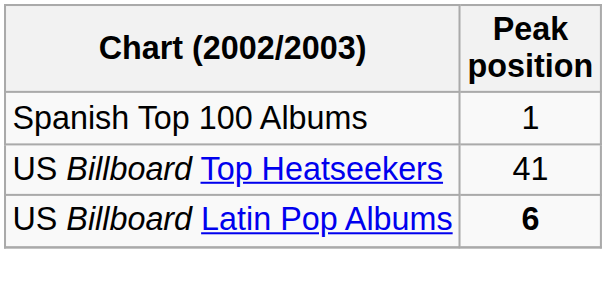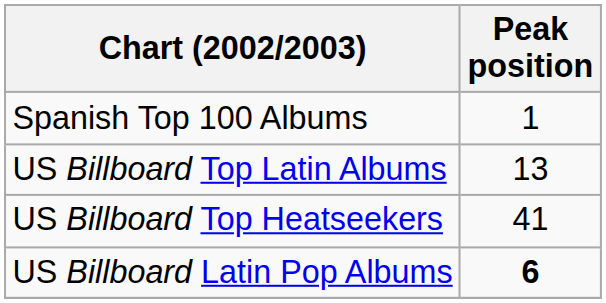+ row: (230, 169)
